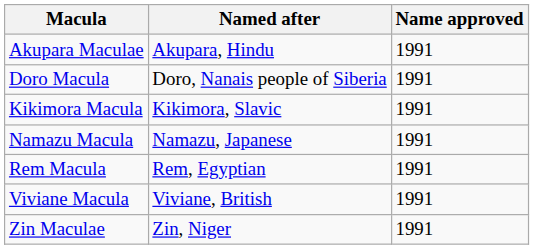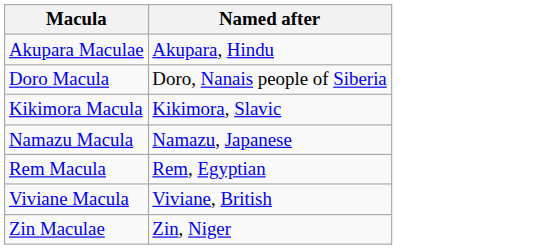- column: (460, 19)
